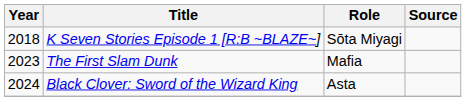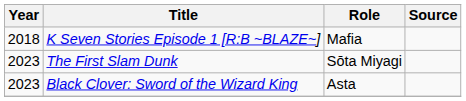(364, 38) Sōta Miyagi -> (344, 38) Mafia
(344, 61) Mafia -> (364, 61) Sōta Miyagi
(24, 84) 2024 -> (24, 84) 2023
